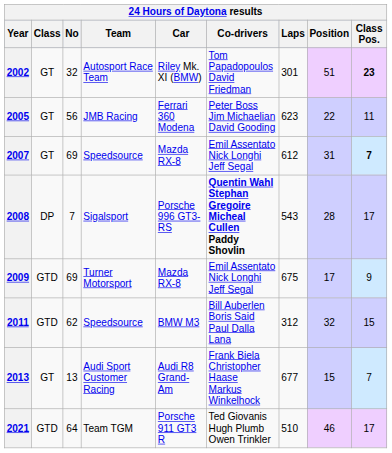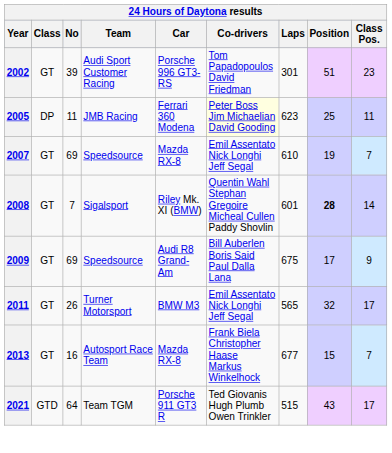(72, 72) 32 -> (72, 72) 39
(118, 72) Autosport Race Team -> (107, 72) Audi Sport Customer Racing
(180, 72) Riley Mk. XI (BMW) -> (179, 72) Porsche 996 GT3-RS
(369, 72) bold -> (369, 72) normal
(47, 117) GT -> (47, 117) DP
(72, 117) 56 -> (72, 117) 11
(242, 117) no background -> (242, 117) lightyellow background
(329, 117) 22 -> (329, 117) 25
(290, 155) 612 -> (290, 155) 610
(329, 155) 31 -> (329, 155) 19
(369, 155) bold -> (369, 155) normal
(47, 217) DP -> (47, 205) GT
(179, 217) Porsche 996 GT3-RS -> (180, 205) Riley Mk. XI (BMW)
(241, 217) bold -> (242, 205) normal
(290, 217) 543 -> (290, 205) 601
(329, 217) normal -> (329, 205) bold
(369, 217) 17 -> (369, 205) 14
(47, 278) GTD -> (47, 261) GT
(107, 278) Turner Motorsport -> (113, 261) Speedsource
(173, 278) Mazda RX-8 -> (176, 261) Audi R8 Grand-Am
(242, 278) Emil Assentato Nick Longhi Jeff Segal -> (237, 261) Bill Auberlen Boris Said Paul Dalla Lana
(47, 322) GTD -> (47, 305) GT
(72, 322) 62 -> (72, 305) 26
(113, 322) Speedsource -> (107, 305) Turner Motorsport
(237, 322) Bill Auberlen Boris Said Paul Dalla Lana -> (242, 305) Emil Assentato Nick Longhi Jeff Segal
(290, 322) 312 -> (290, 305) 565
(369, 322) 15 -> (369, 305) 17
(72, 378) 13 -> (72, 355) 16
(107, 378) Audi Sport Customer Racing -> (118, 355) Autosport Race Team
(176, 378) Audi R8 Grand-Am -> (173, 355) Mazda RX-8
(290, 428) 510 -> (290, 405) 515
(329, 428) 46 -> (329, 405) 43
